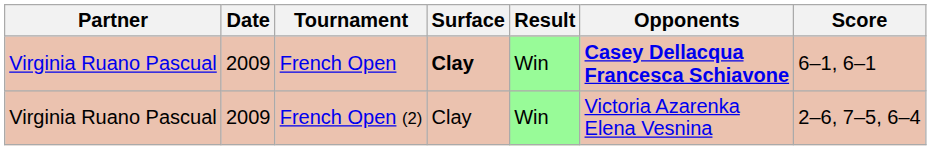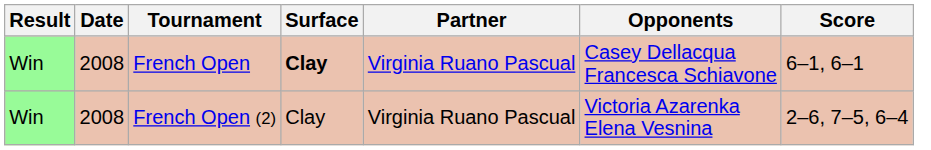columns swapped: (545, 20) <-> (113, 20)
(248, 63) 2009 -> (102, 63) 2008
(687, 63) bold -> (681, 63) normal
(248, 117) 2009 -> (102, 117) 2008
